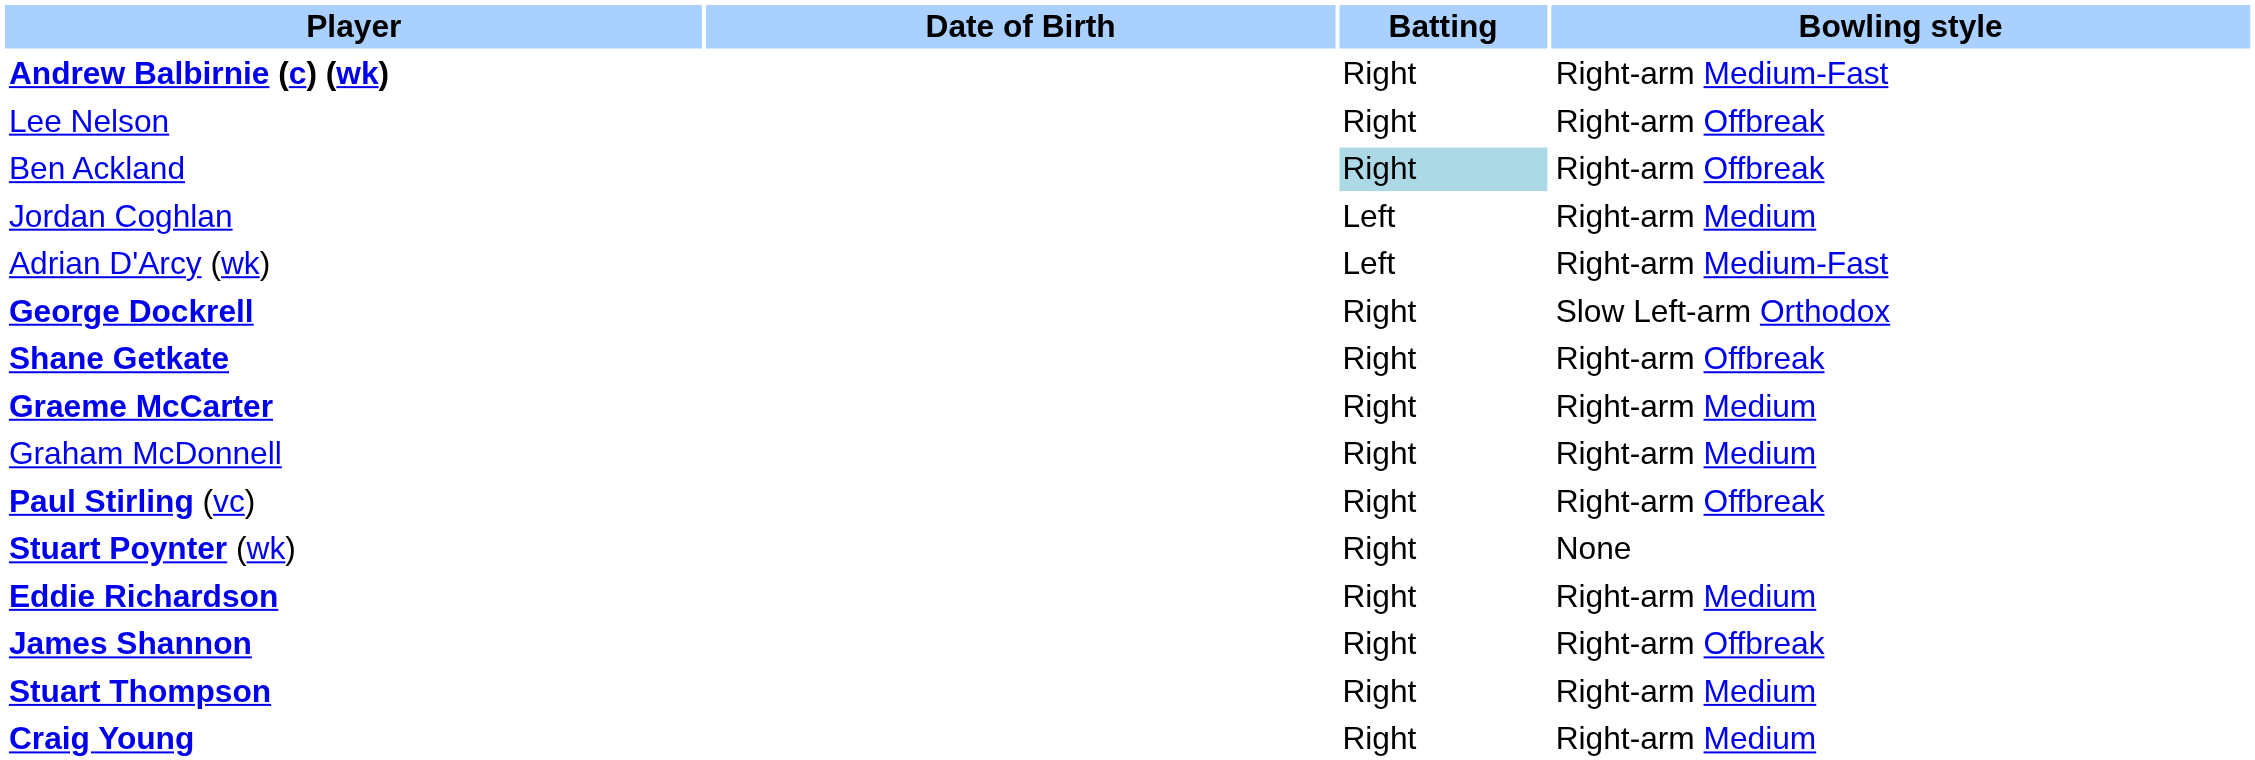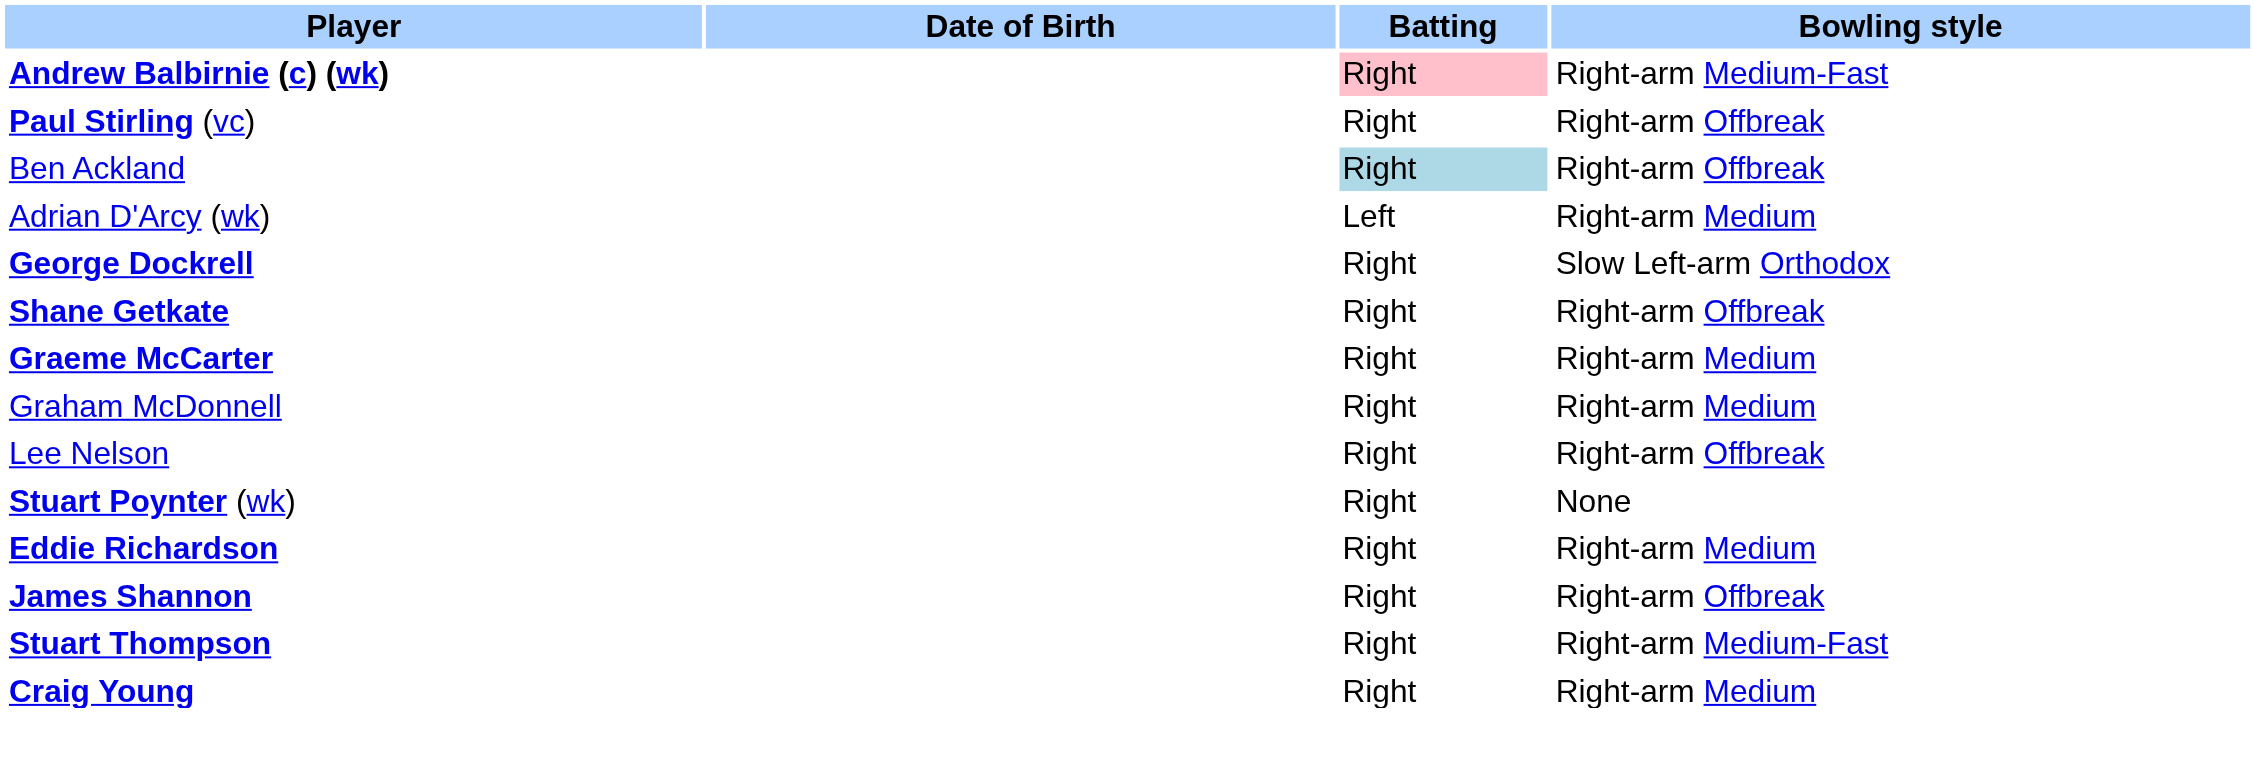(1379, 73) no background -> (1379, 73) pink background
rows swapped: (132, 501) <-> (89, 121)
- row: (121, 216)
(1722, 263) Right-arm Medium-Fast -> (1686, 216) Right-arm Medium
(1686, 691) Right-arm Medium -> (1722, 644) Right-arm Medium-Fast
